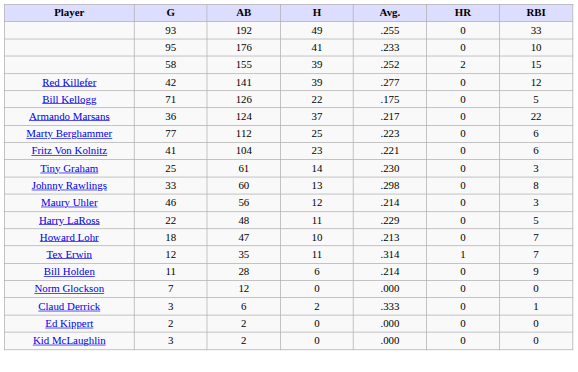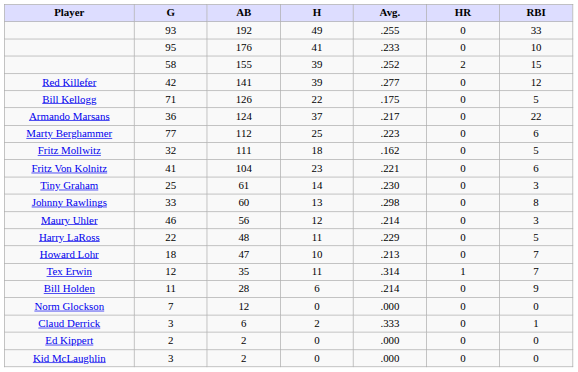+ row: (69, 151)
